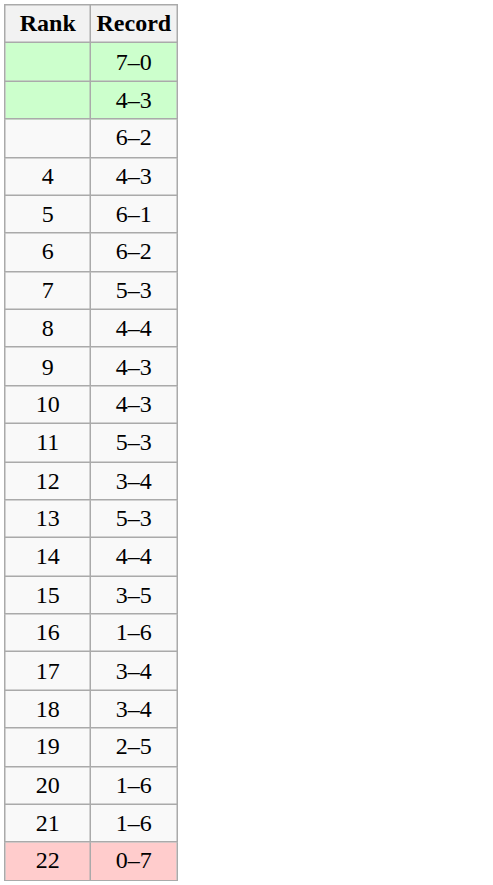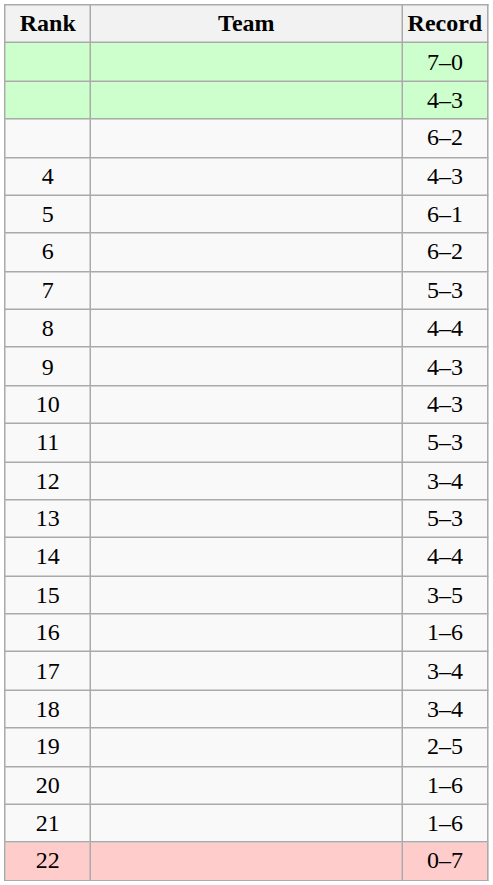+ column: (246, 23)
